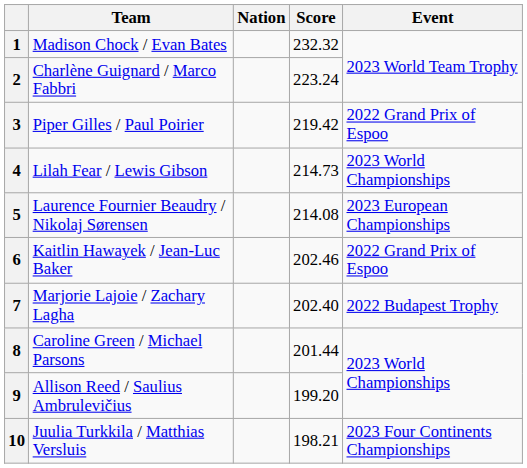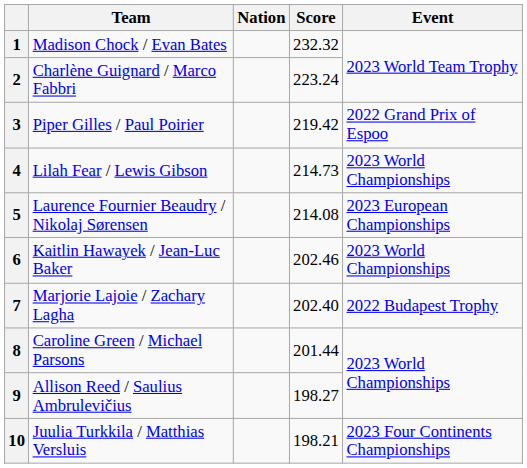(411, 260) 2022 Grand Prix of Espoo -> (398, 260) 2023 World Championships
(316, 395) 199.20 -> (316, 395) 198.27
